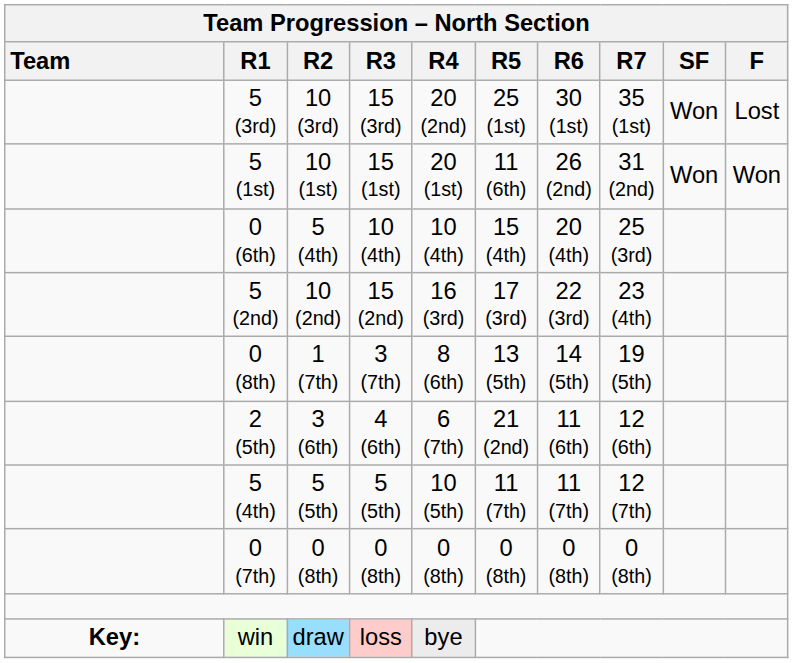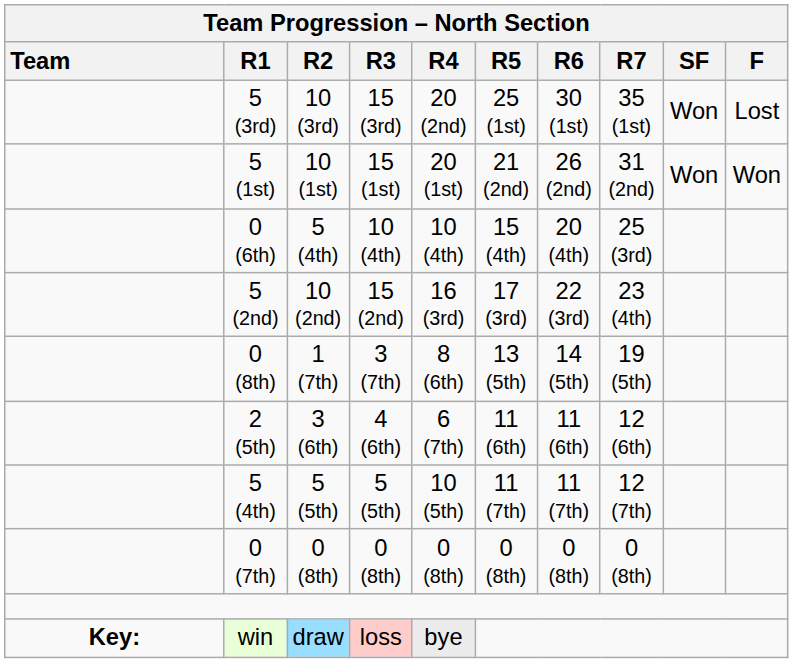(506, 175) 11 (6th) -> (506, 175) 21 (2nd)
(506, 432) 21 (2nd) -> (506, 432) 11 (6th)
